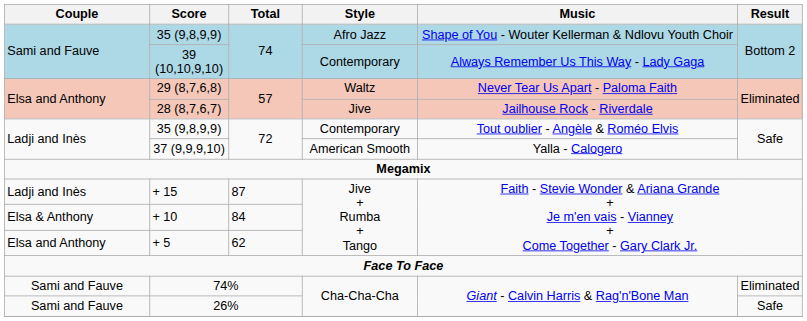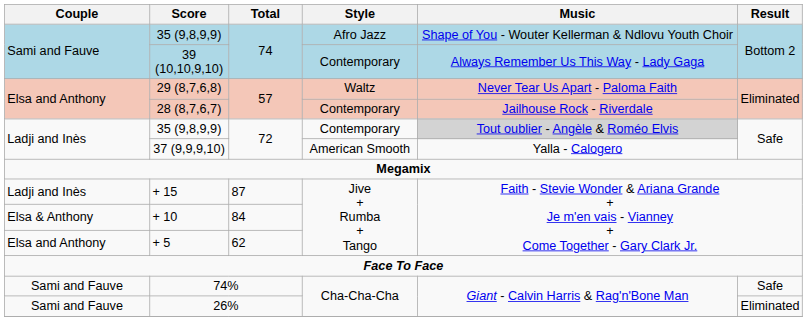(360, 108) Jive -> (360, 108) Contemporary
(577, 128) no background -> (577, 128) lightgrey background
(770, 286) Eliminated -> (770, 286) Safe
(770, 306) Safe -> (770, 306) Eliminated
